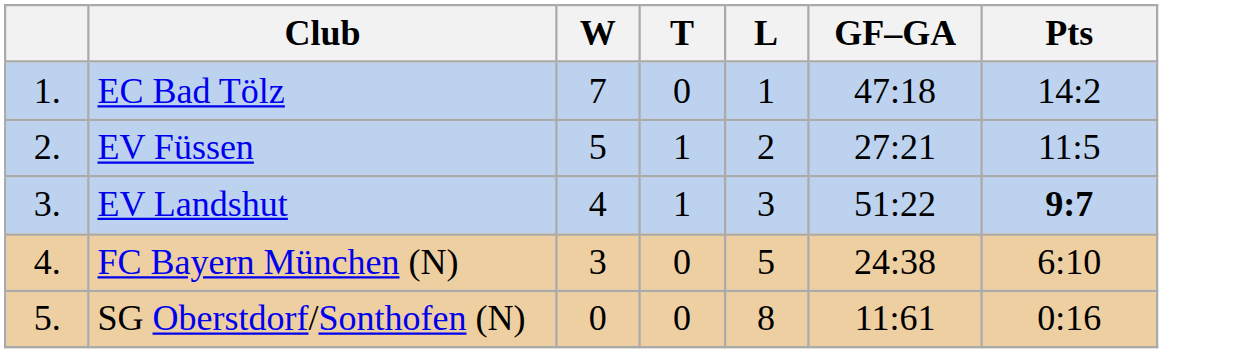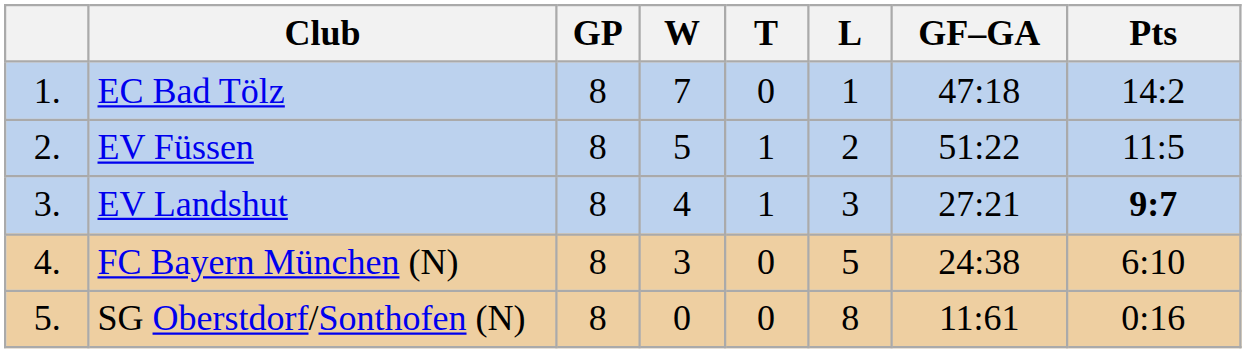+ column: (598, 33)
(895, 147) 27:21 -> (979, 147) 51:22
(895, 204) 51:22 -> (979, 204) 27:21
